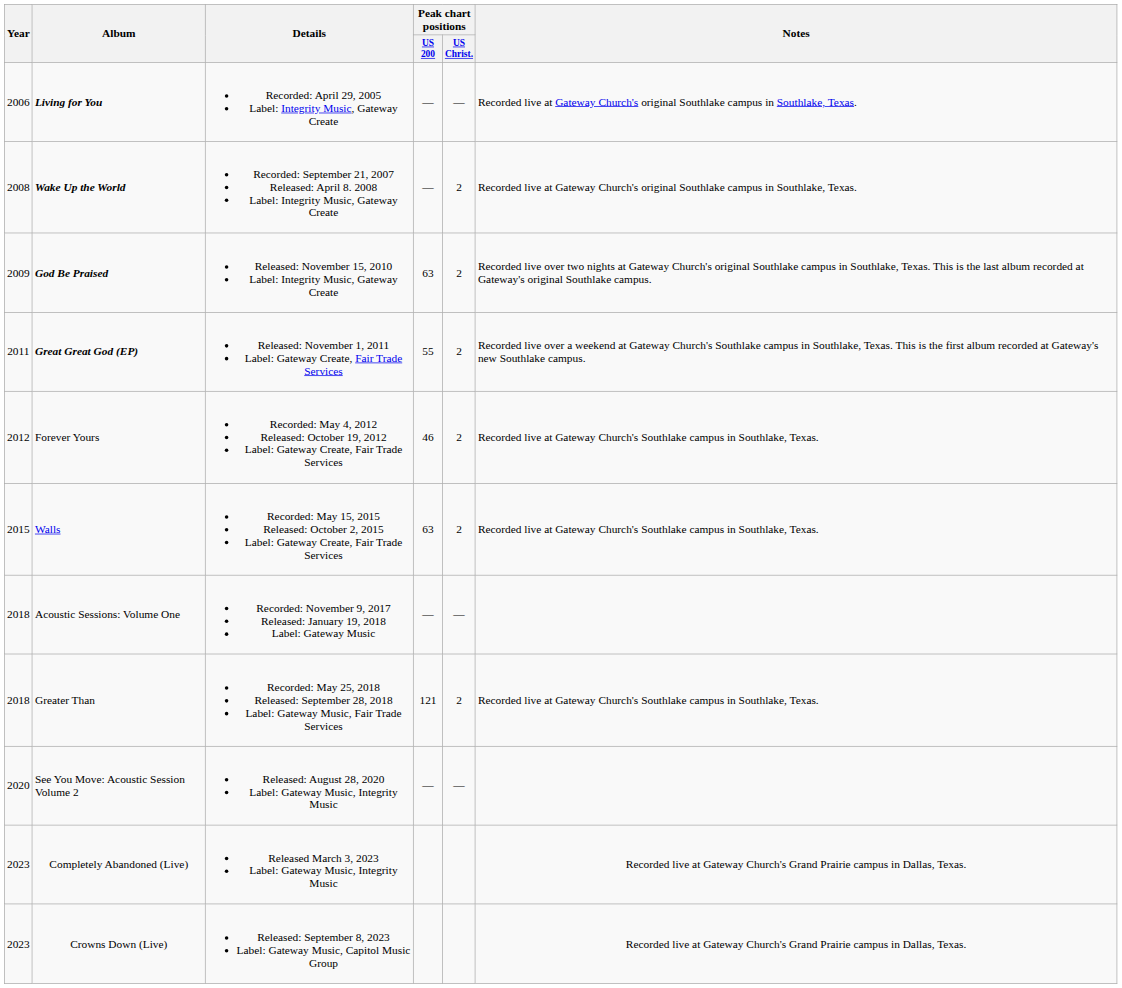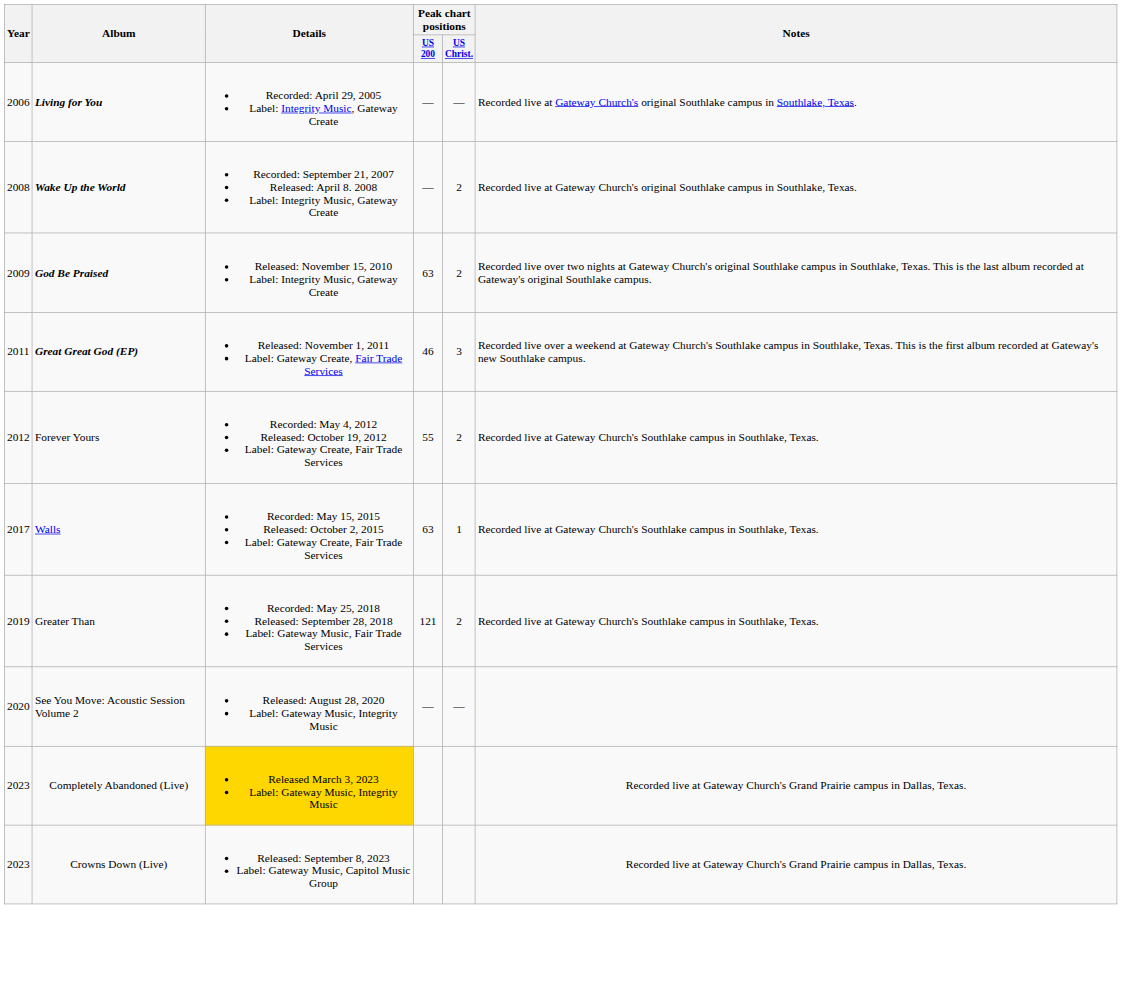(428, 352) 55 -> (428, 352) 46
(459, 352) 2 -> (459, 352) 3
(428, 437) 46 -> (428, 437) 55
(18, 529) 2015 -> (18, 529) 2017
(459, 529) 2 -> (459, 529) 1
- row: (107, 614)
(18, 700) 2018 -> (18, 621) 2019
(309, 871) no background -> (309, 792) gold background
